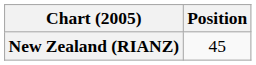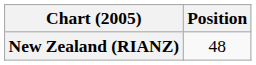(217, 45) 45 -> (217, 45) 48
